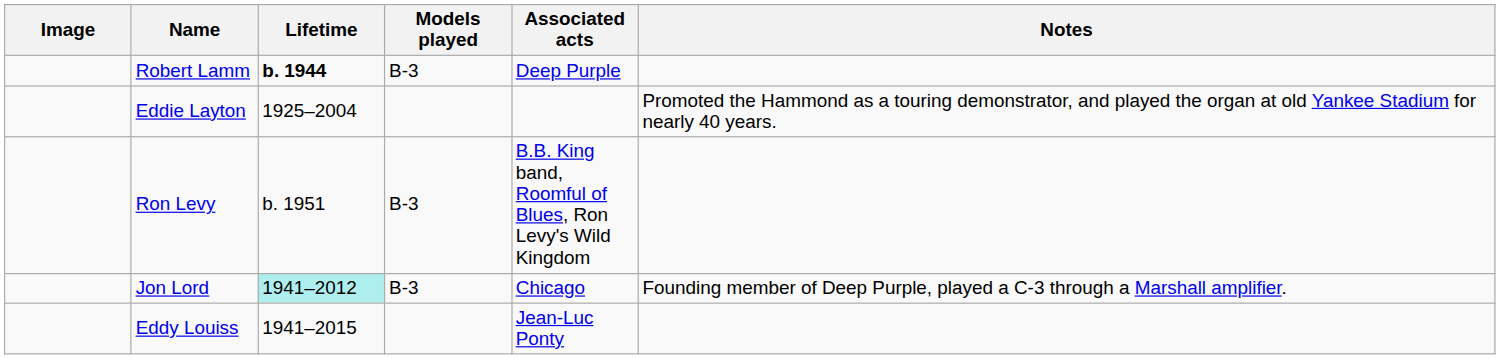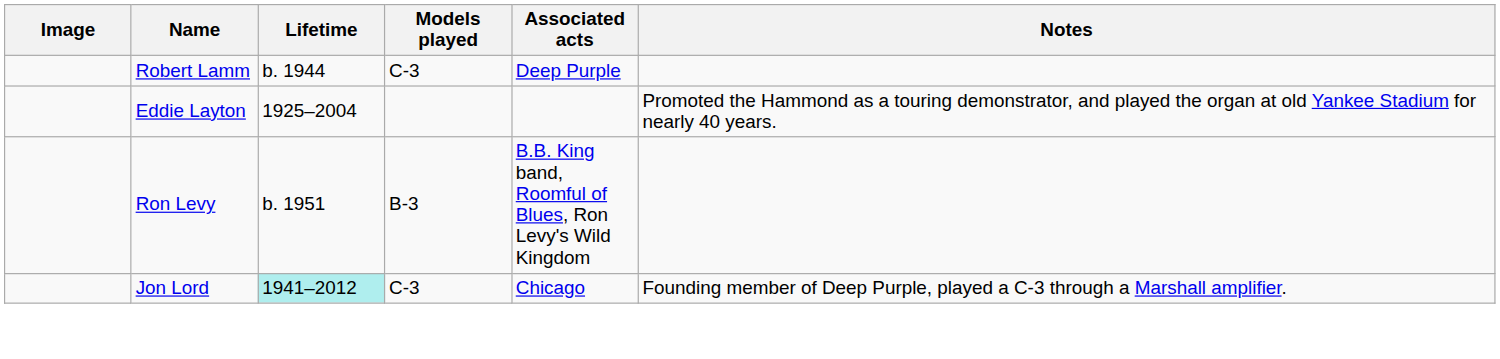(294, 70) bold -> (294, 70) normal
(404, 70) B-3 -> (404, 70) C-3
(404, 287) B-3 -> (404, 287) C-3
- row: (187, 328)
